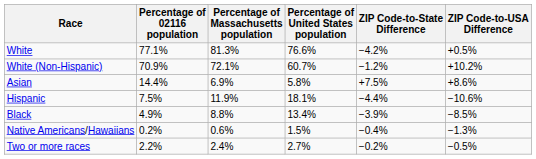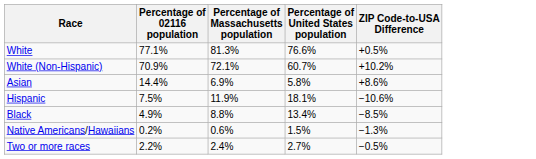- column: (401, 24)
